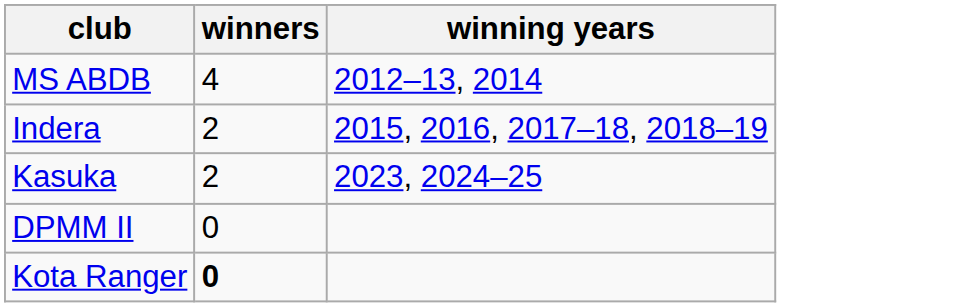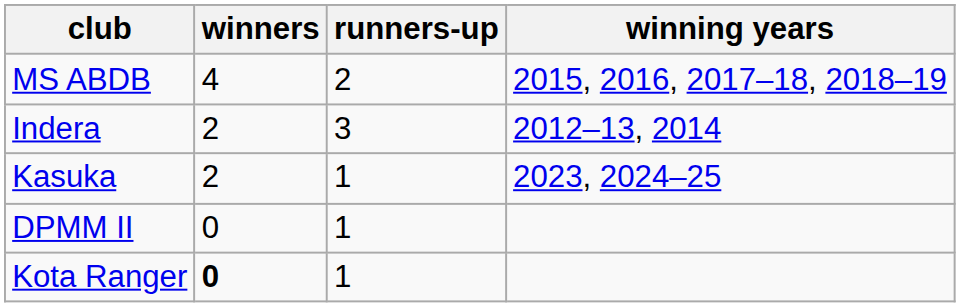+ column: (416, 29)
(438, 78) 2012–13, 2014 -> (730, 78) 2015, 2016, 2017–18, 2018–19
(551, 128) 2015, 2016, 2017–18, 2018–19 -> (617, 128) 2012–13, 2014
